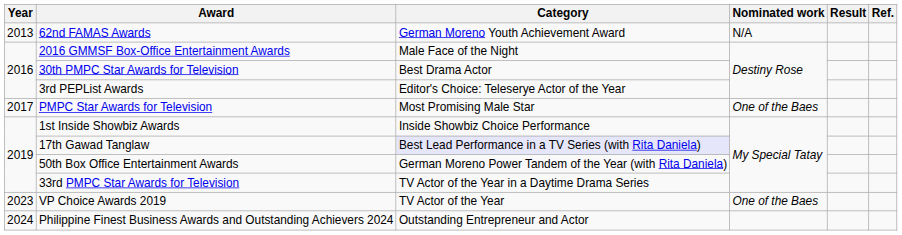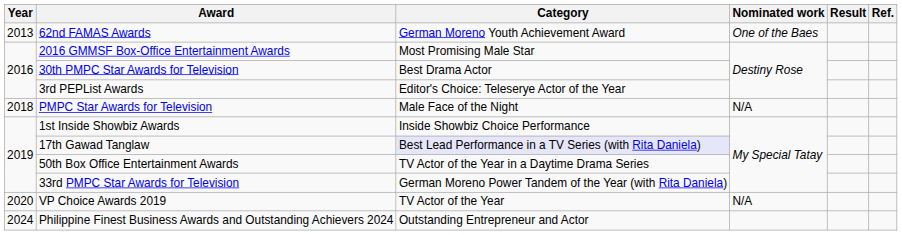(742, 32) N/A -> (775, 32) One of the Baes
(458, 51) Male Face of the Night -> (467, 51) Most Promising Male Star
(20, 107) 2017 -> (20, 107) 2018
(467, 107) Most Promising Male Star -> (458, 107) Male Face of the Night
(775, 107) One of the Baes -> (742, 107) N/A
(563, 164) German Moreno Power Tandem of the Year (with Rita Daniela) -> (524, 164) TV Actor of the Year in a Daytime Drama Series
(524, 182) TV Actor of the Year in a Daytime Drama Series -> (563, 182) German Moreno Power Tandem of the Year (with Rita Daniela)
(20, 201) 2023 -> (20, 201) 2020
(775, 201) One of the Baes -> (742, 201) N/A
